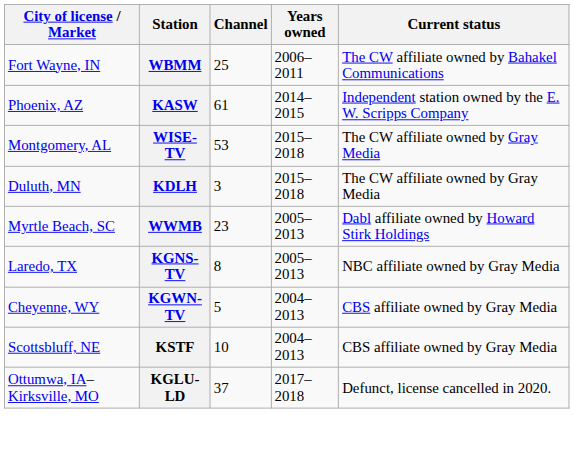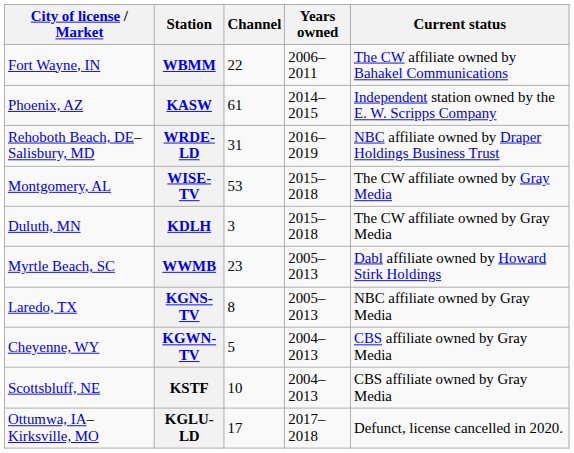(221, 65) 25 -> (235, 65) 22
+ row: (189, 145)
(221, 387) 37 -> (235, 428) 17
